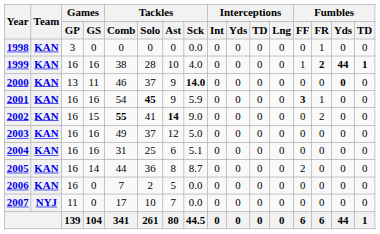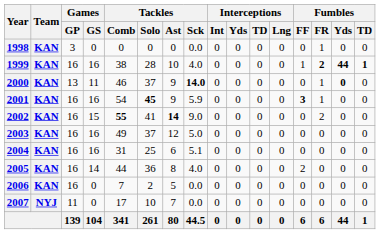(322, 82) 0 -> (322, 82) 1
(196, 168) 8.7 -> (196, 168) 4.0
